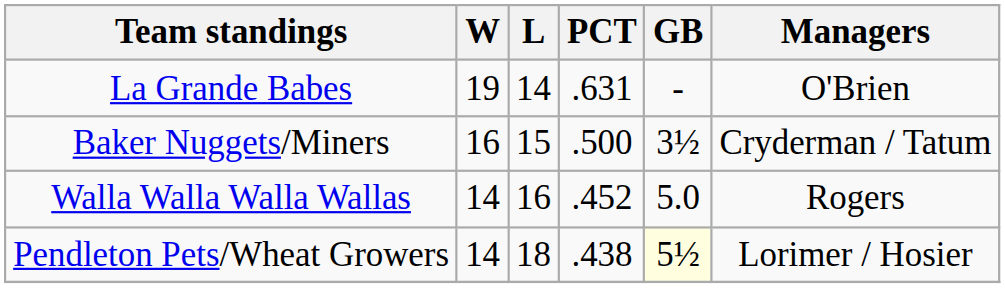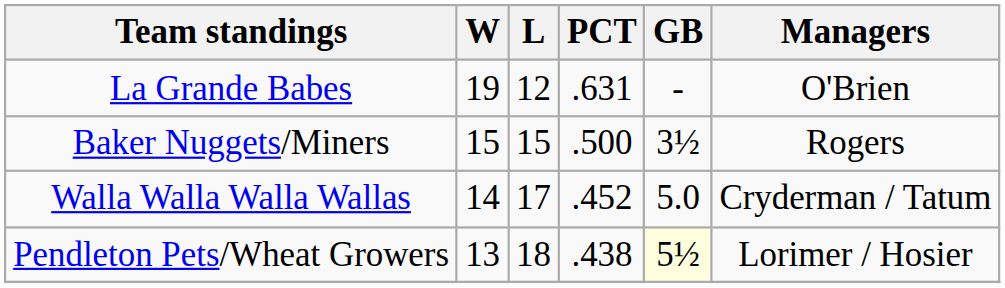(534, 87) 14 -> (534, 87) 12
(483, 142) 16 -> (483, 142) 15
(855, 142) Cryderman / Tatum -> (855, 142) Rogers
(534, 198) 16 -> (534, 198) 17
(855, 198) Rogers -> (855, 198) Cryderman / Tatum
(483, 253) 14 -> (483, 253) 13
